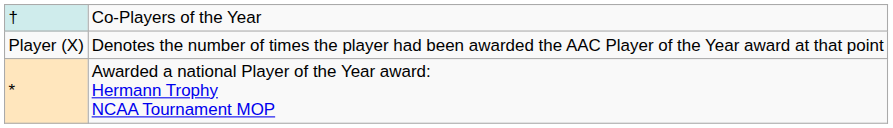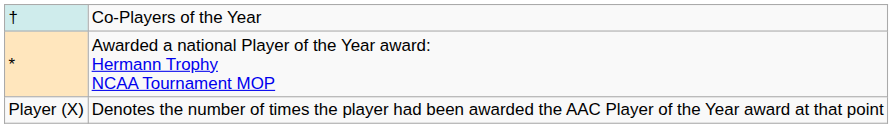rows swapped: (12, 90) <-> (46, 44)
